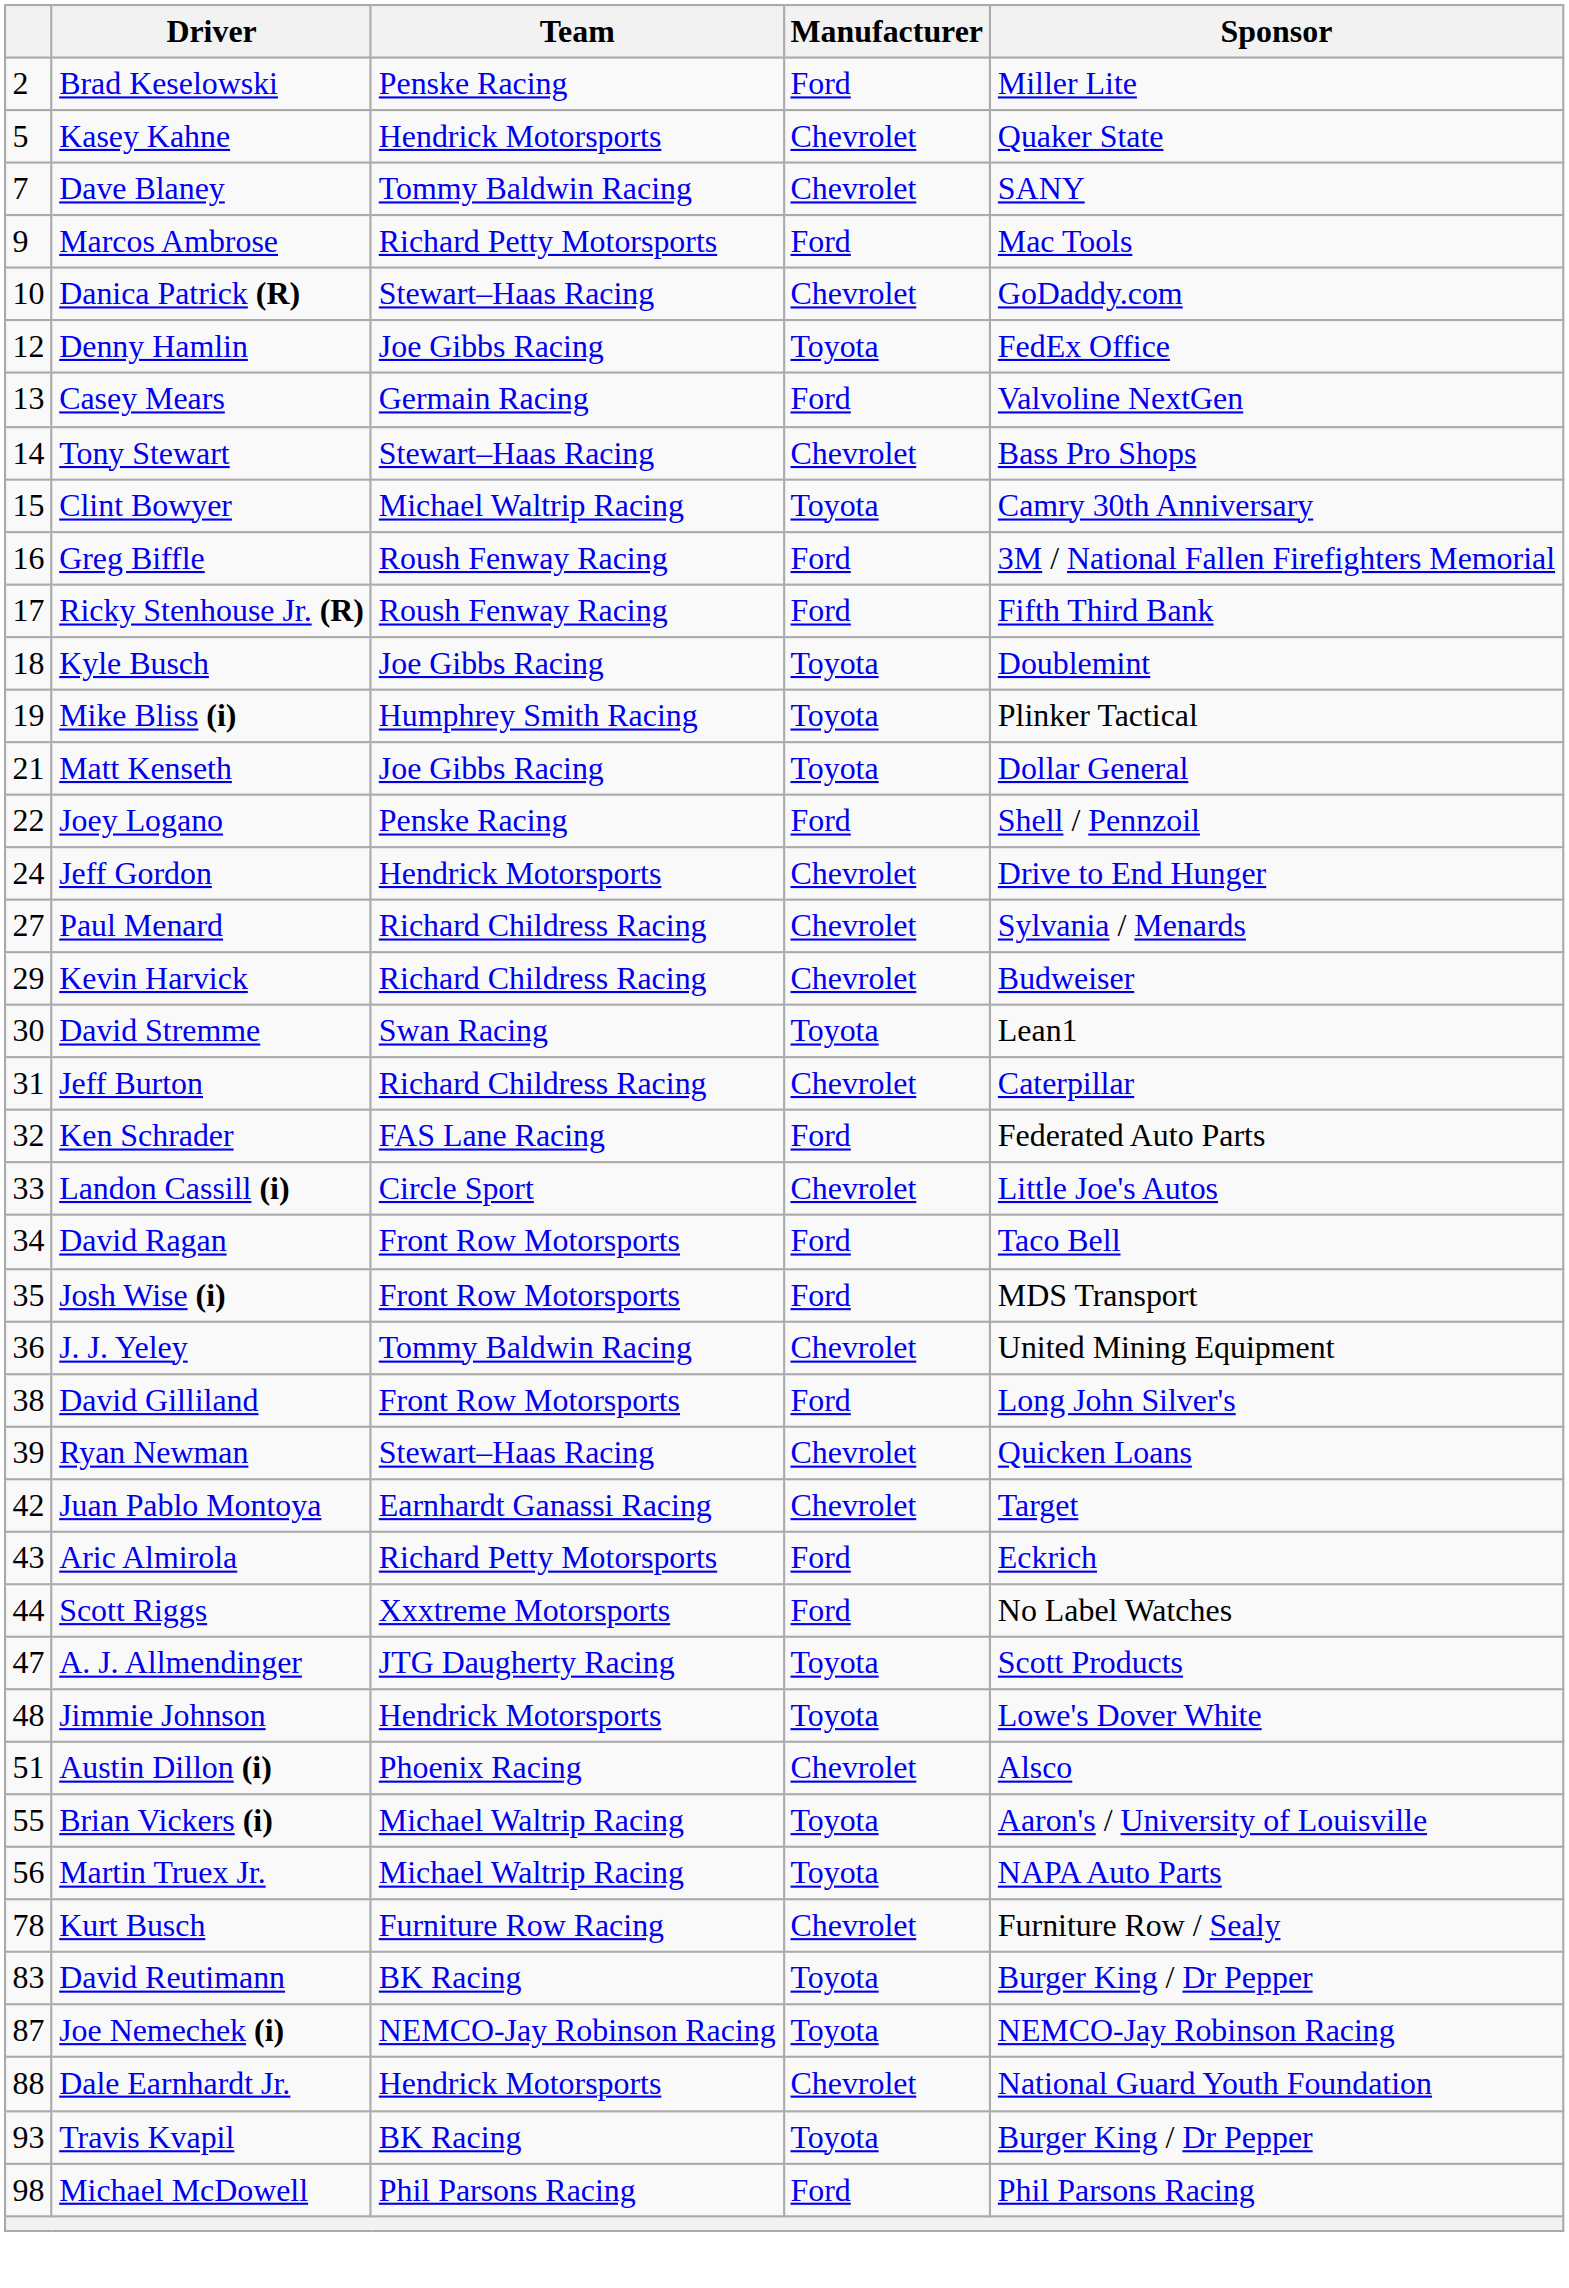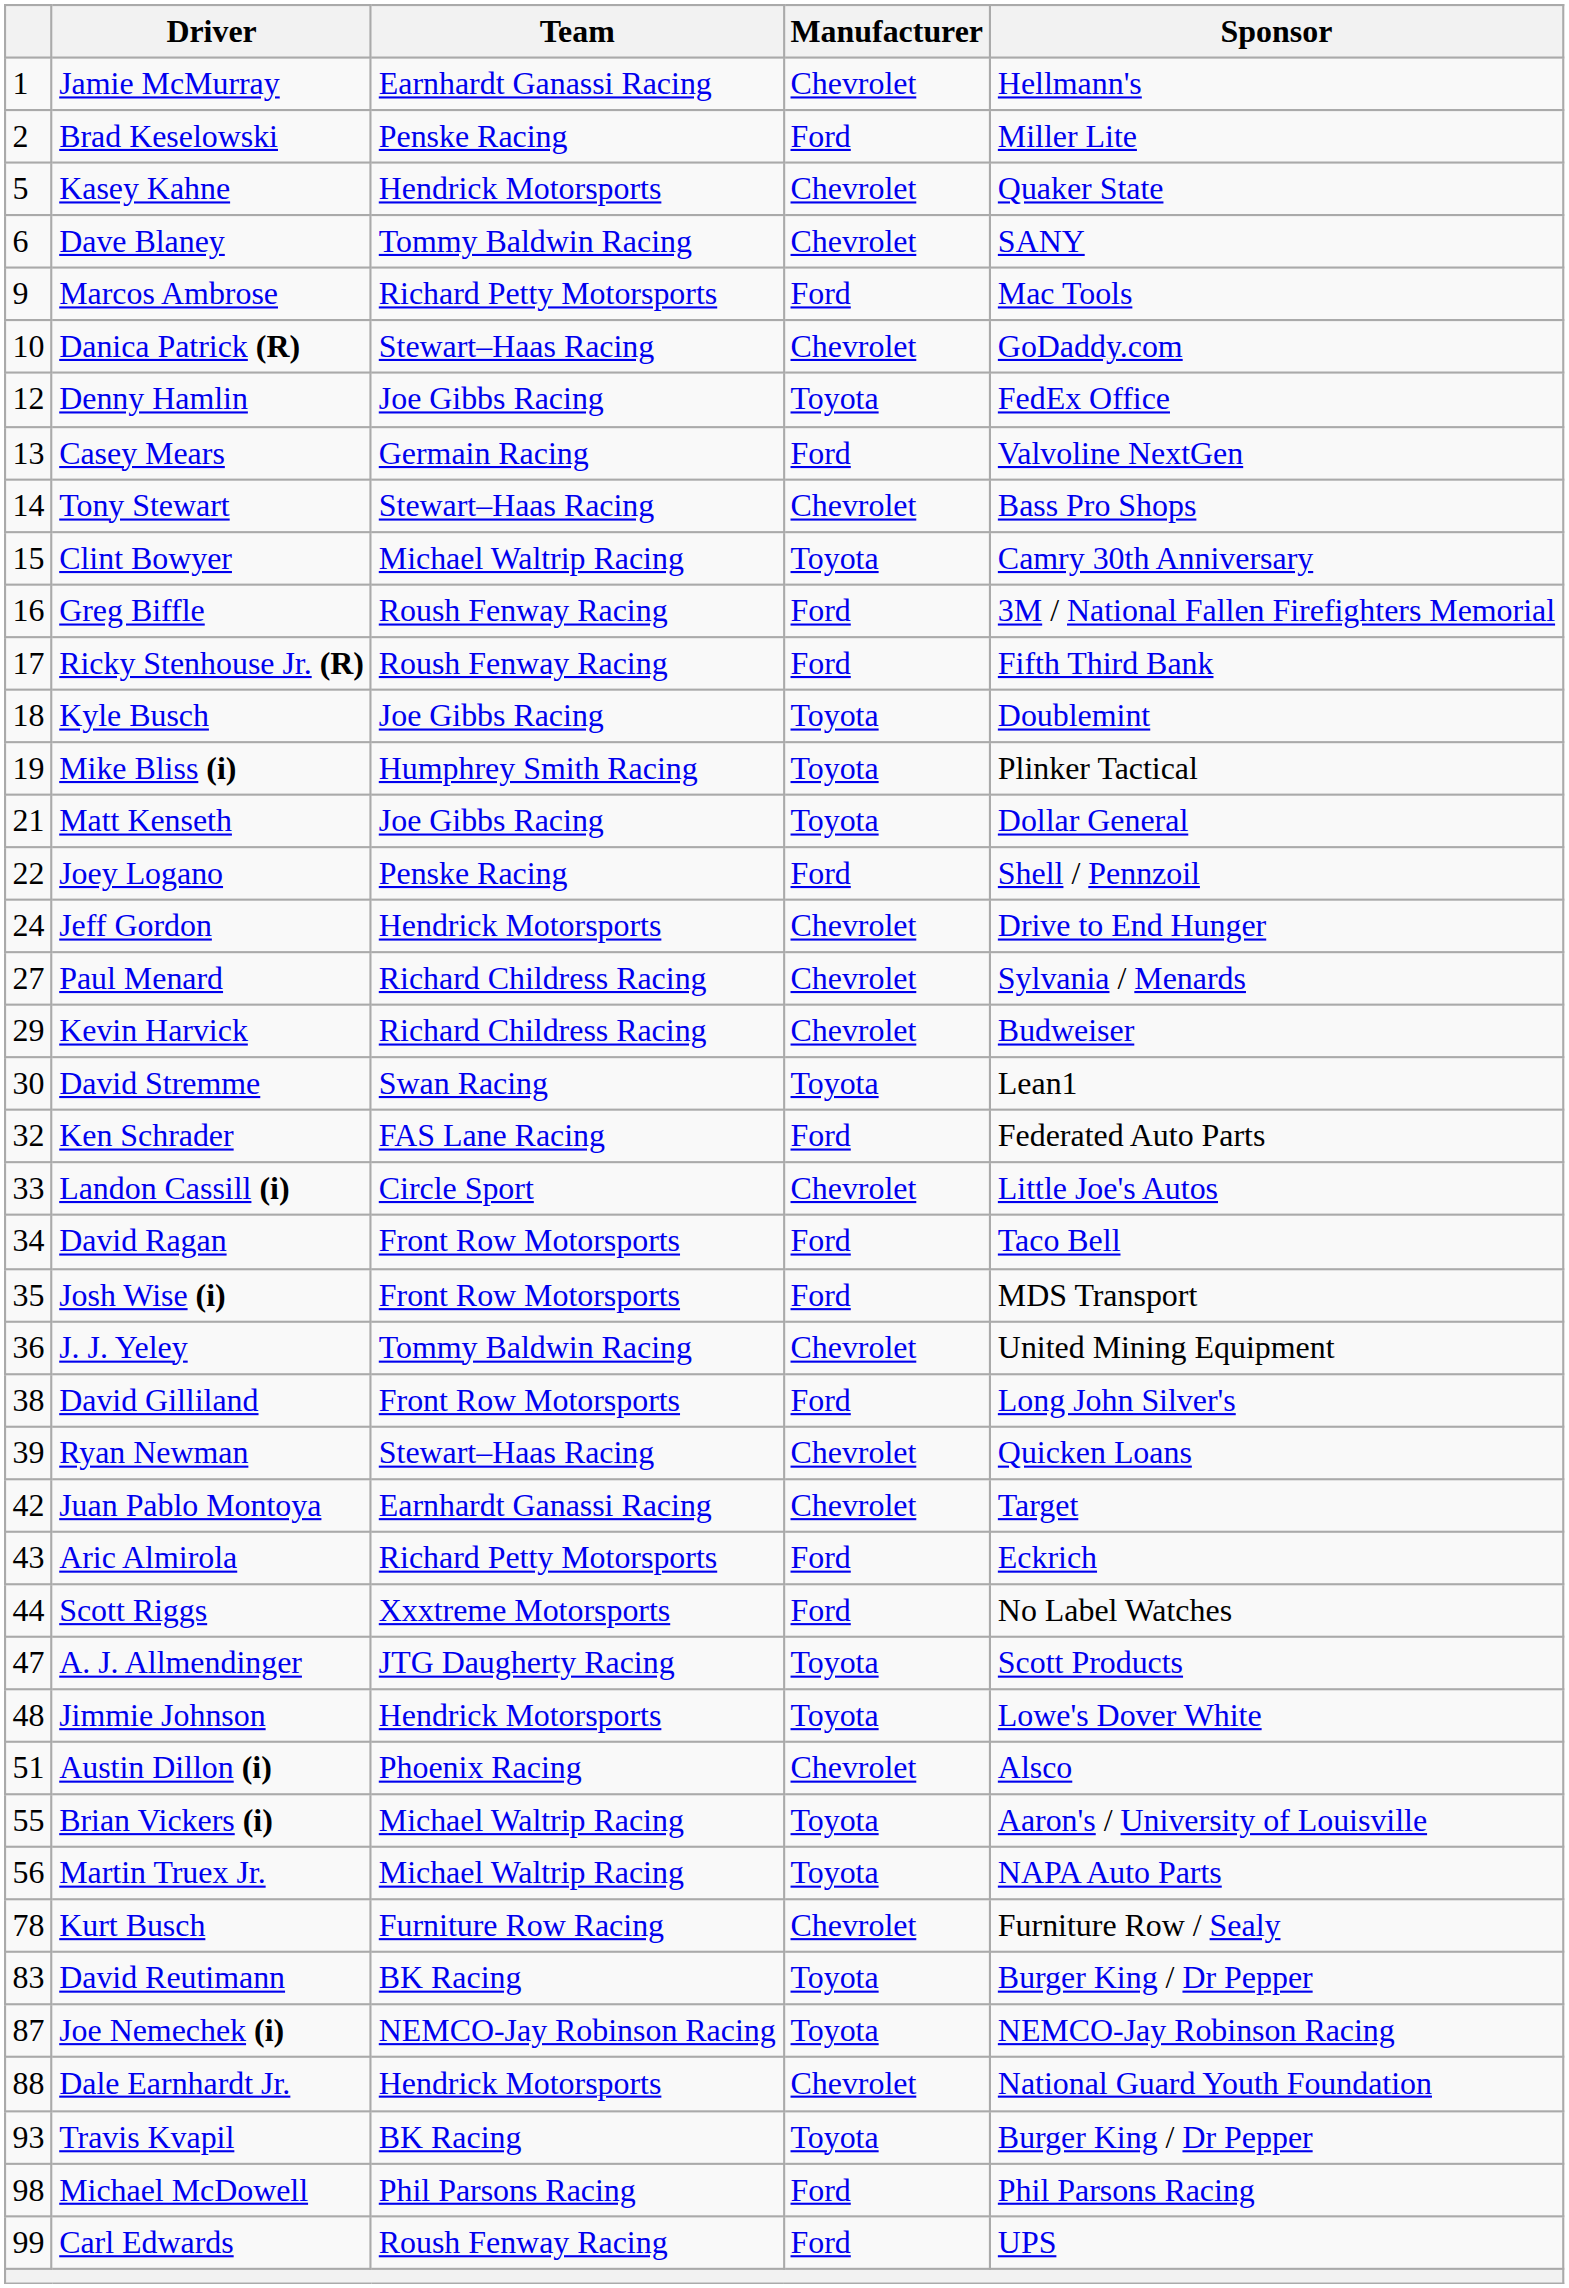+ row: (169, 83)
(20, 188) 7 -> (20, 241) 6
- row: (131, 1083)
+ row: (146, 2241)
